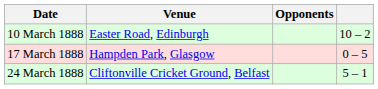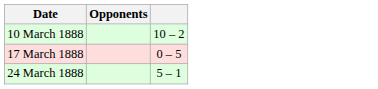- column: (179, 14)
